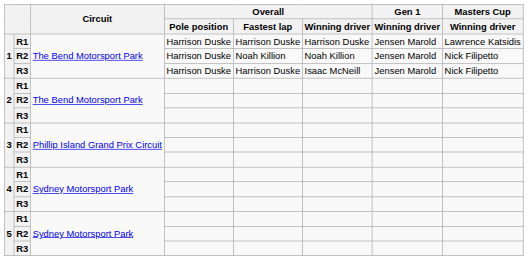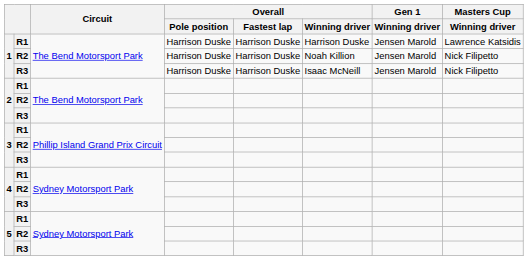(261, 56) Noah Killion -> (268, 56) Harrison Duske
